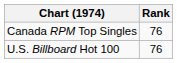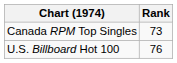(156, 31) 76 -> (156, 31) 73
